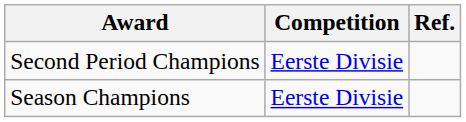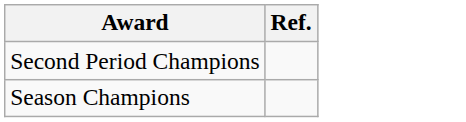- column: (337, 23)
